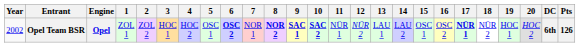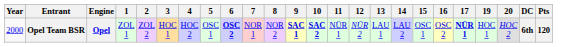- column: (488, 11)
(15, 29) 2002 -> (15, 29) 2000
(275, 29) bold -> (275, 29) normal
(566, 29) 126 -> (544, 29) 120
